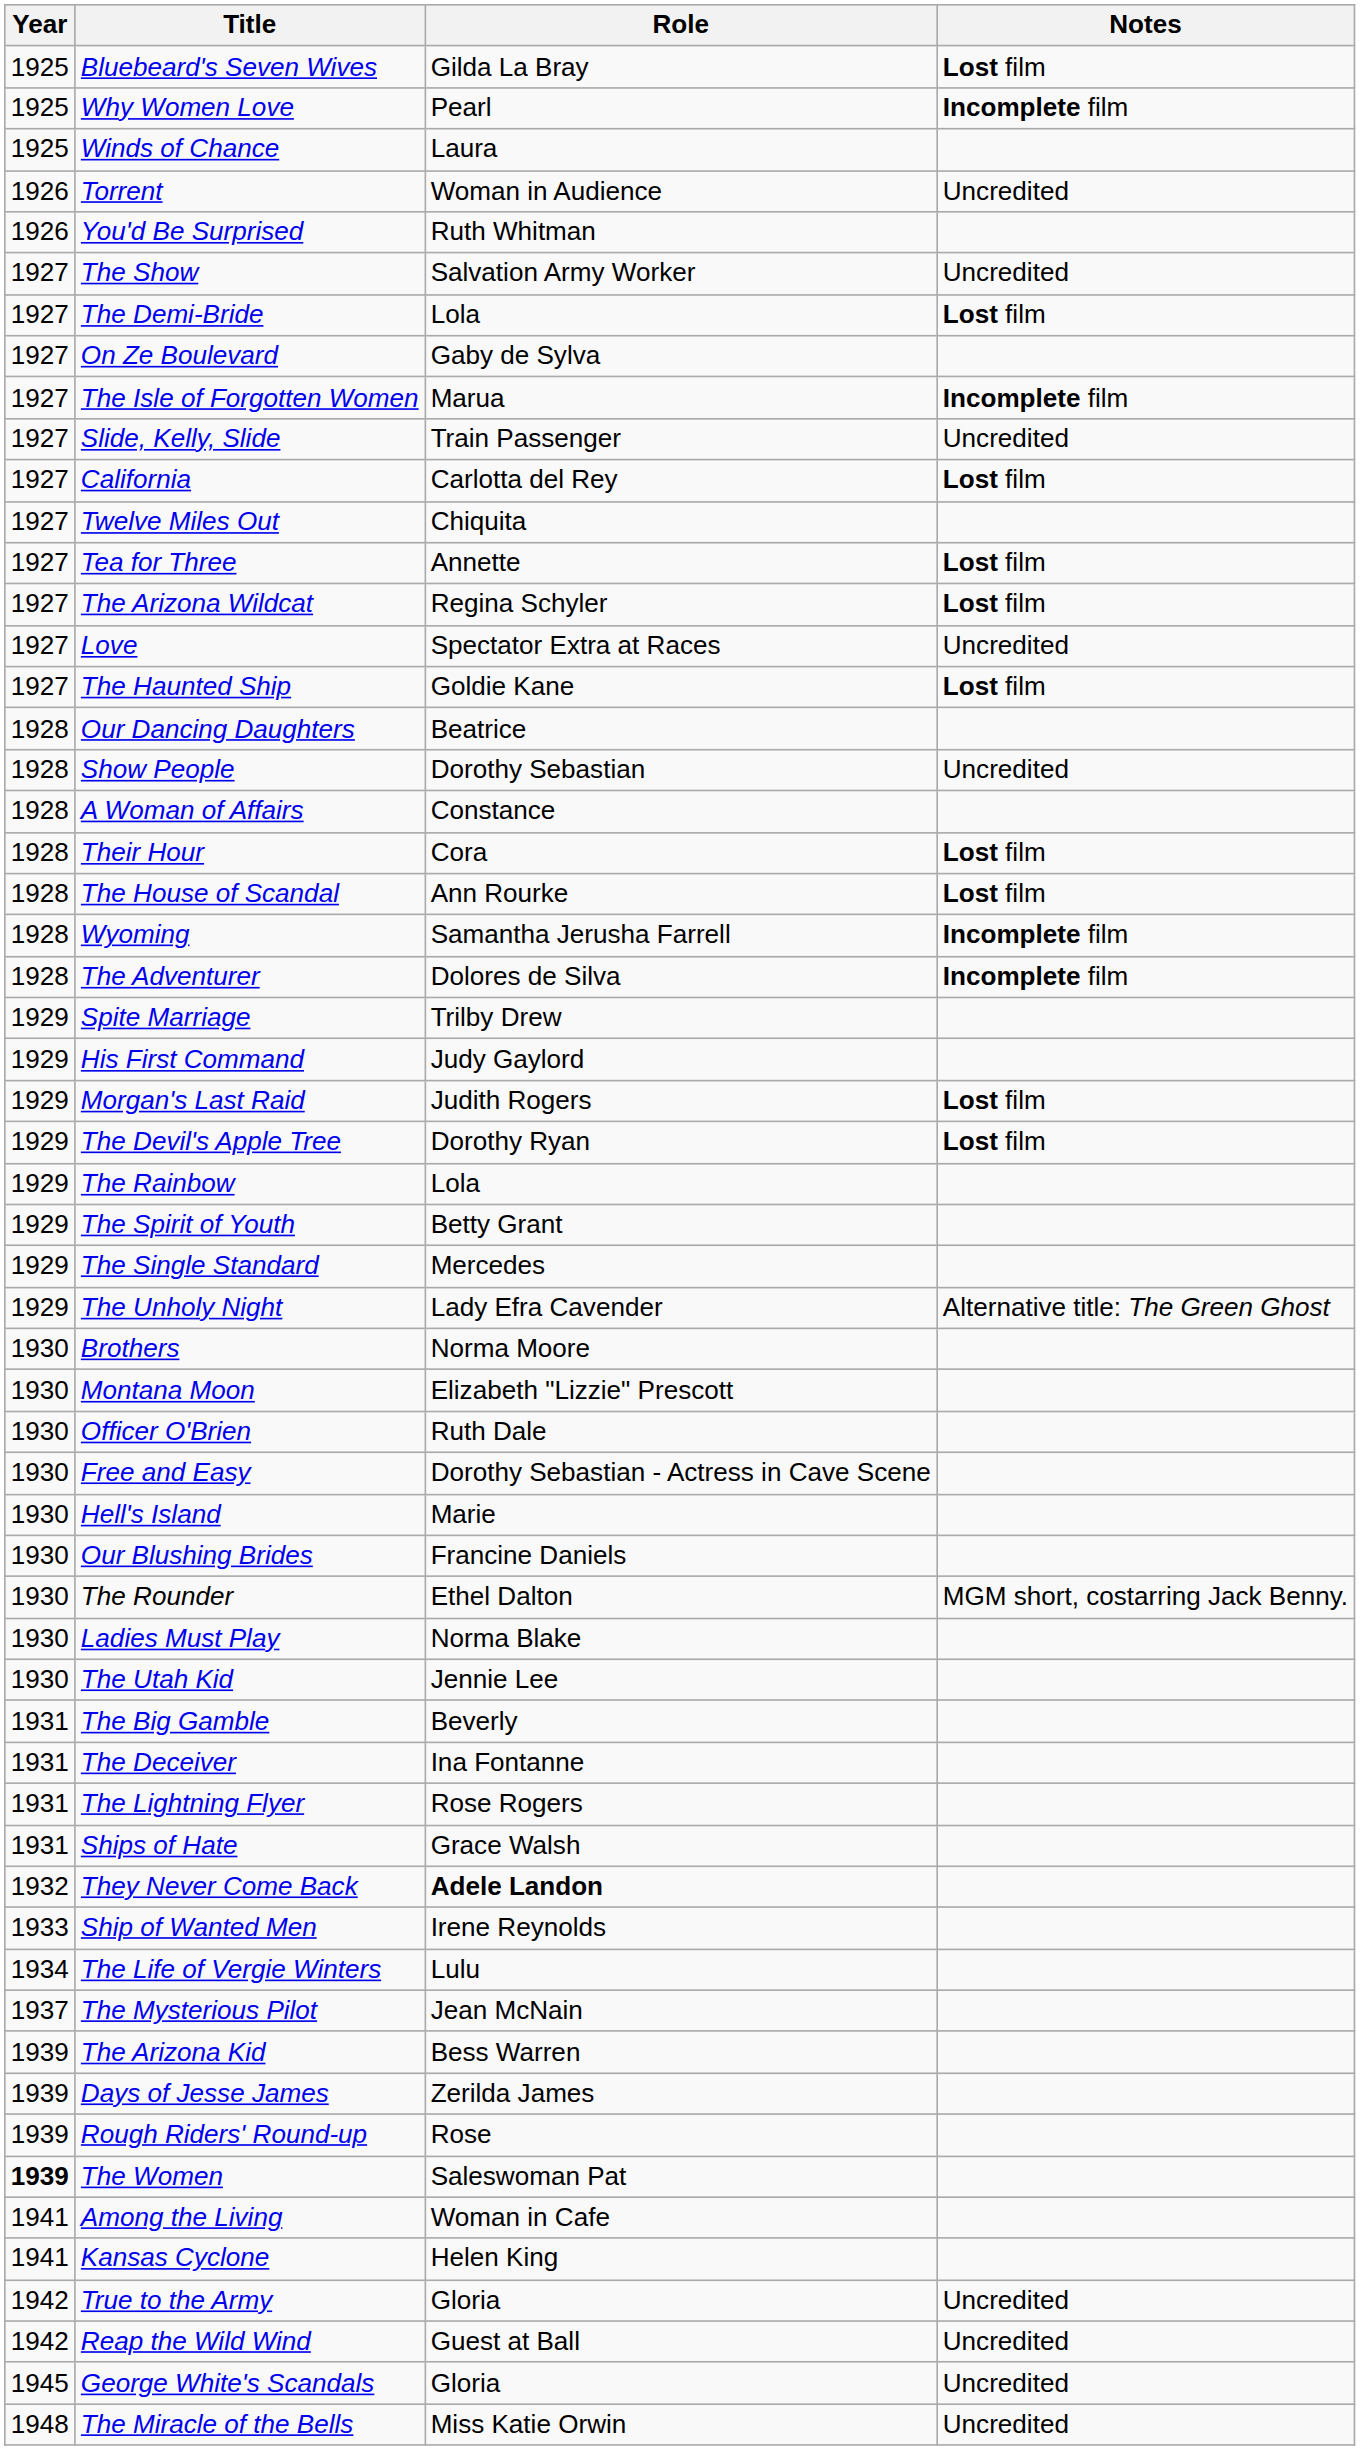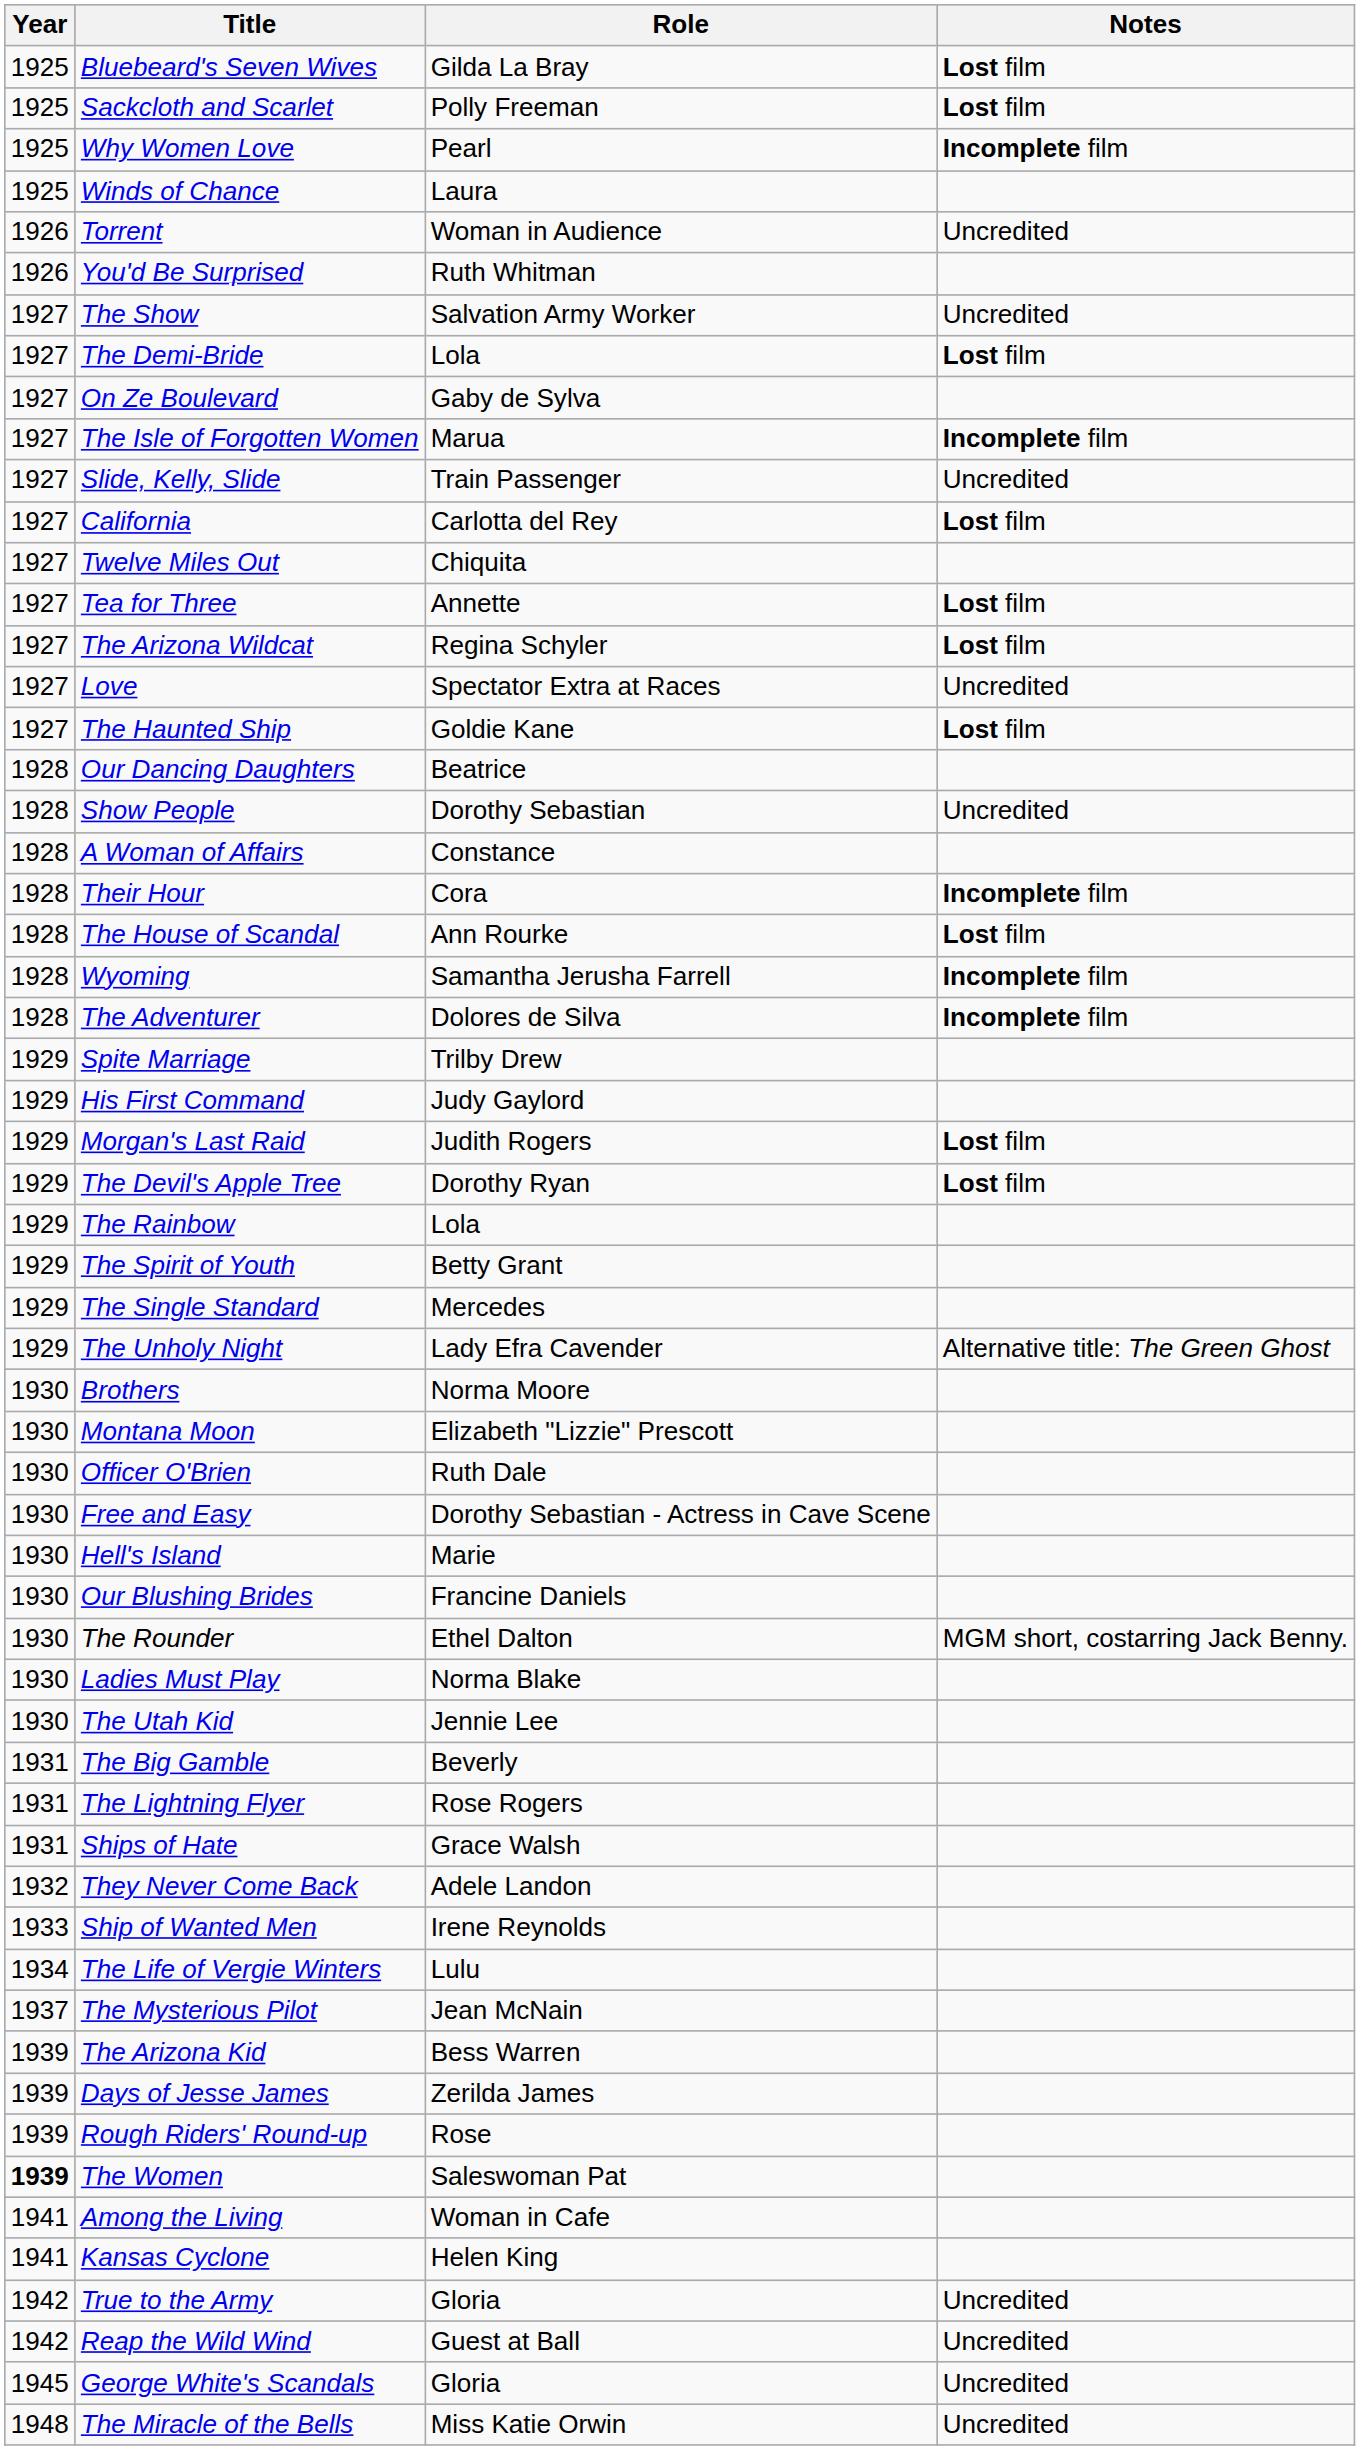+ row: (207, 107)
(994, 852) Lost film -> (1036, 893) Incomplete film
- row: (158, 1762)
(517, 1886) bold -> (511, 1886) normal
